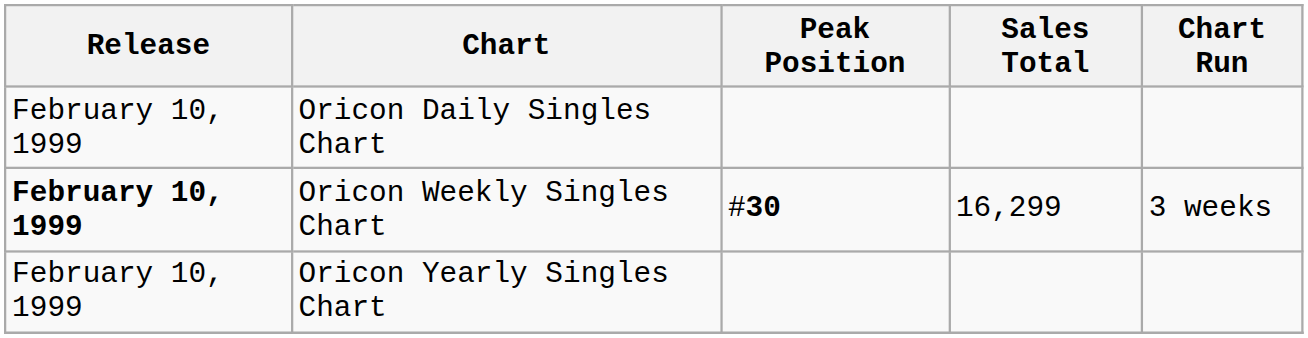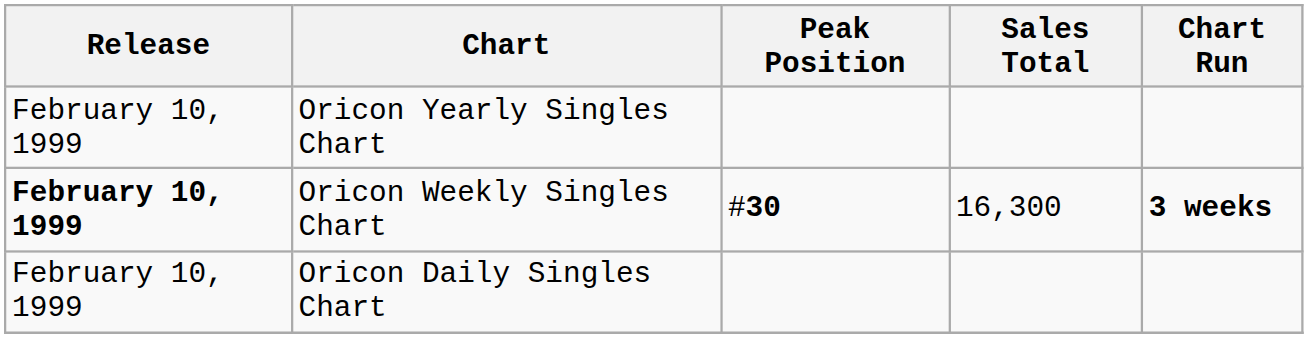rows swapped: (475, 128) <-> (484, 291)
(1009, 210) 16,299 -> (1009, 210) 16,300
(1210, 210) normal -> (1210, 210) bold
